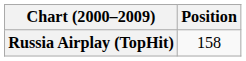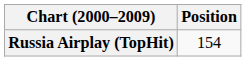(209, 42) 158 -> (209, 42) 154
